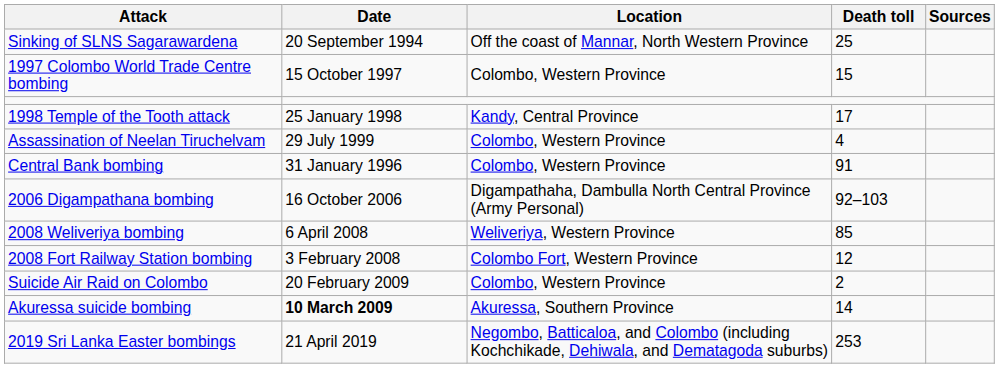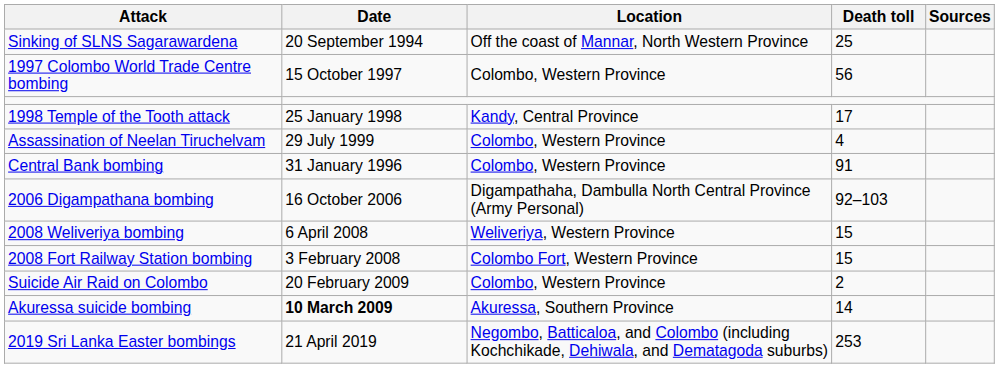(844, 75) 15 -> (844, 75) 56
(844, 233) 85 -> (844, 233) 15
(844, 258) 12 -> (844, 258) 15
